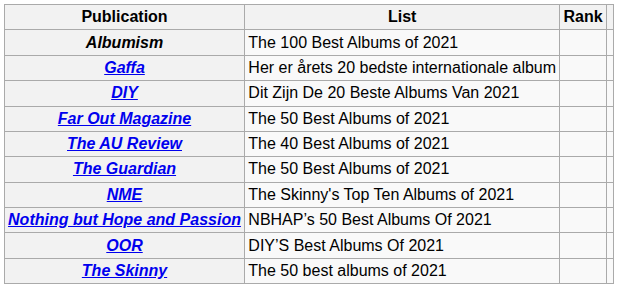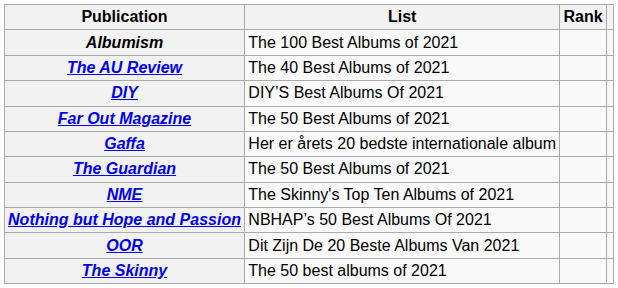rows swapped: (124, 144) <-> (125, 67)
(384, 93) Dit Zijn De 20 Beste Albums Van 2021 -> (346, 93) DIY’S Best Albums Of 2021
(346, 245) DIY’S Best Albums Of 2021 -> (384, 245) Dit Zijn De 20 Beste Albums Van 2021
